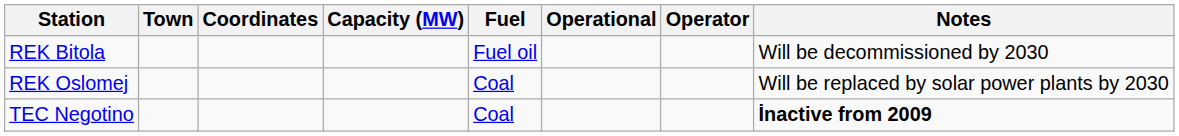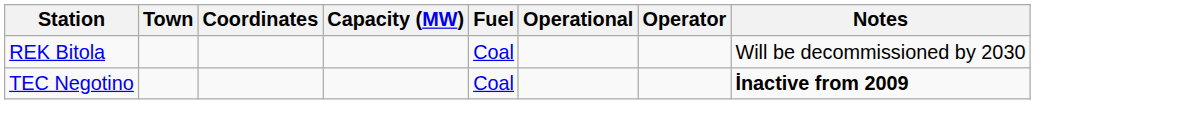(505, 51) Fuel oil -> (494, 51) Coal
- row: (69, 83)
